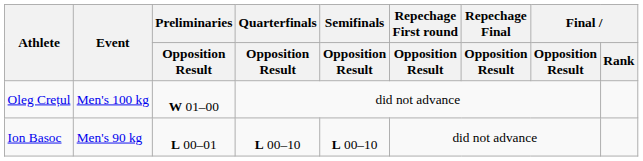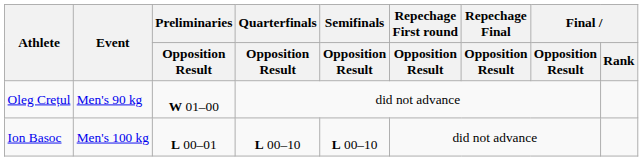(113, 99) Men's 100 kg -> (110, 99) Men's 90 kg
(110, 137) Men's 90 kg -> (113, 137) Men's 100 kg
